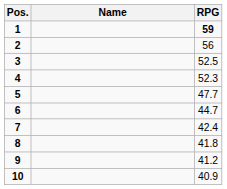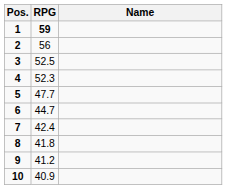columns swapped: (113, 13) <-> (208, 13)
